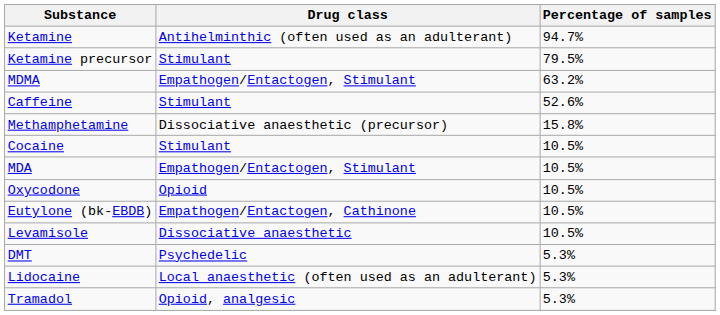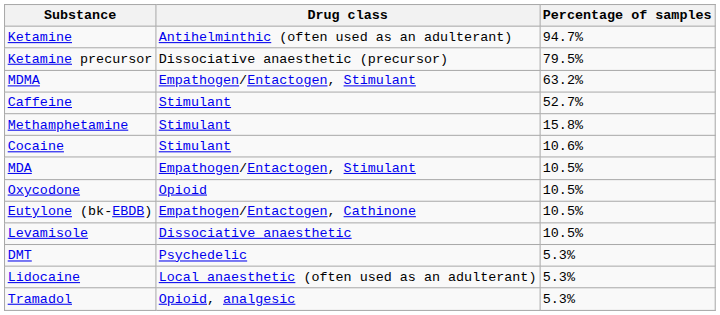(195, 59) Stimulant -> (303, 59) Dissociative anaesthetic (precursor)
(563, 103) 52.6% -> (563, 103) 52.7%
(303, 125) Dissociative anaesthetic (precursor) -> (195, 125) Stimulant
(563, 146) 10.5% -> (563, 146) 10.6%
